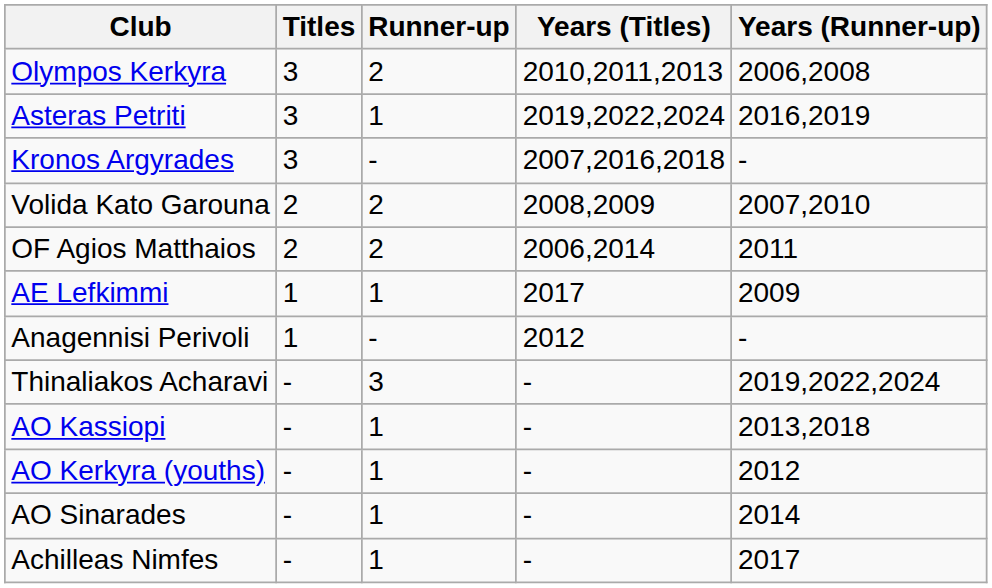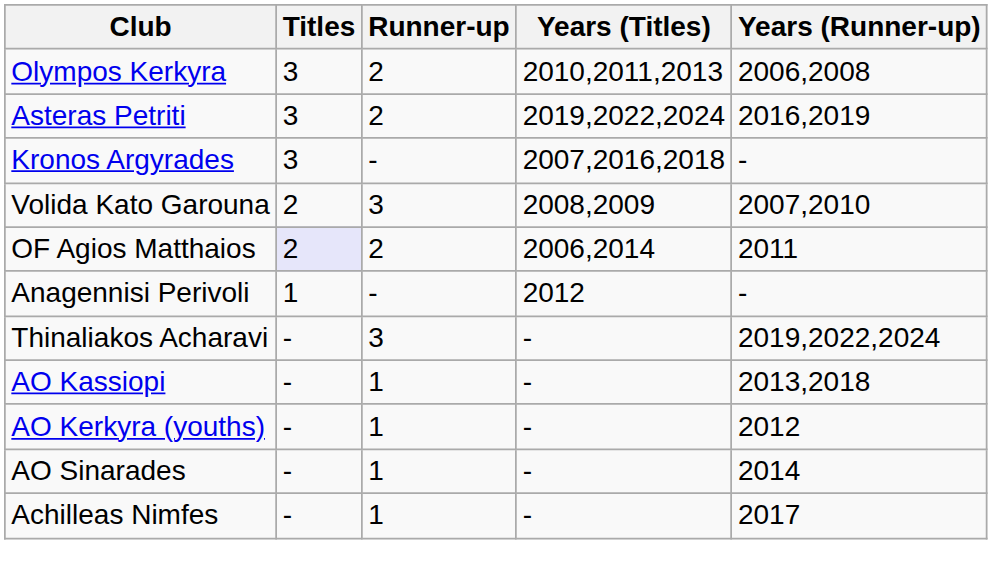(376, 115) 1 -> (376, 115) 2
(376, 204) 2 -> (376, 204) 3
(290, 248) no background -> (290, 248) lavender background
- row: (90, 293)
